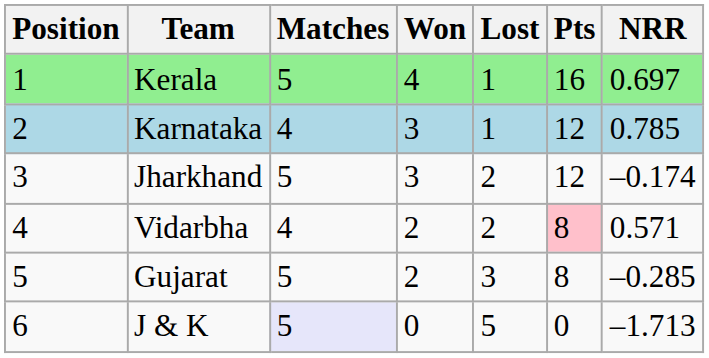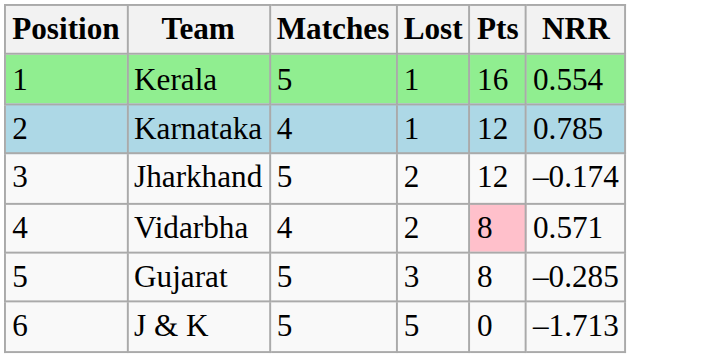- column: (435, 29)
(645, 78) 0.697 -> (568, 78) 0.554
(284, 326) lavender background -> (284, 326) no background
